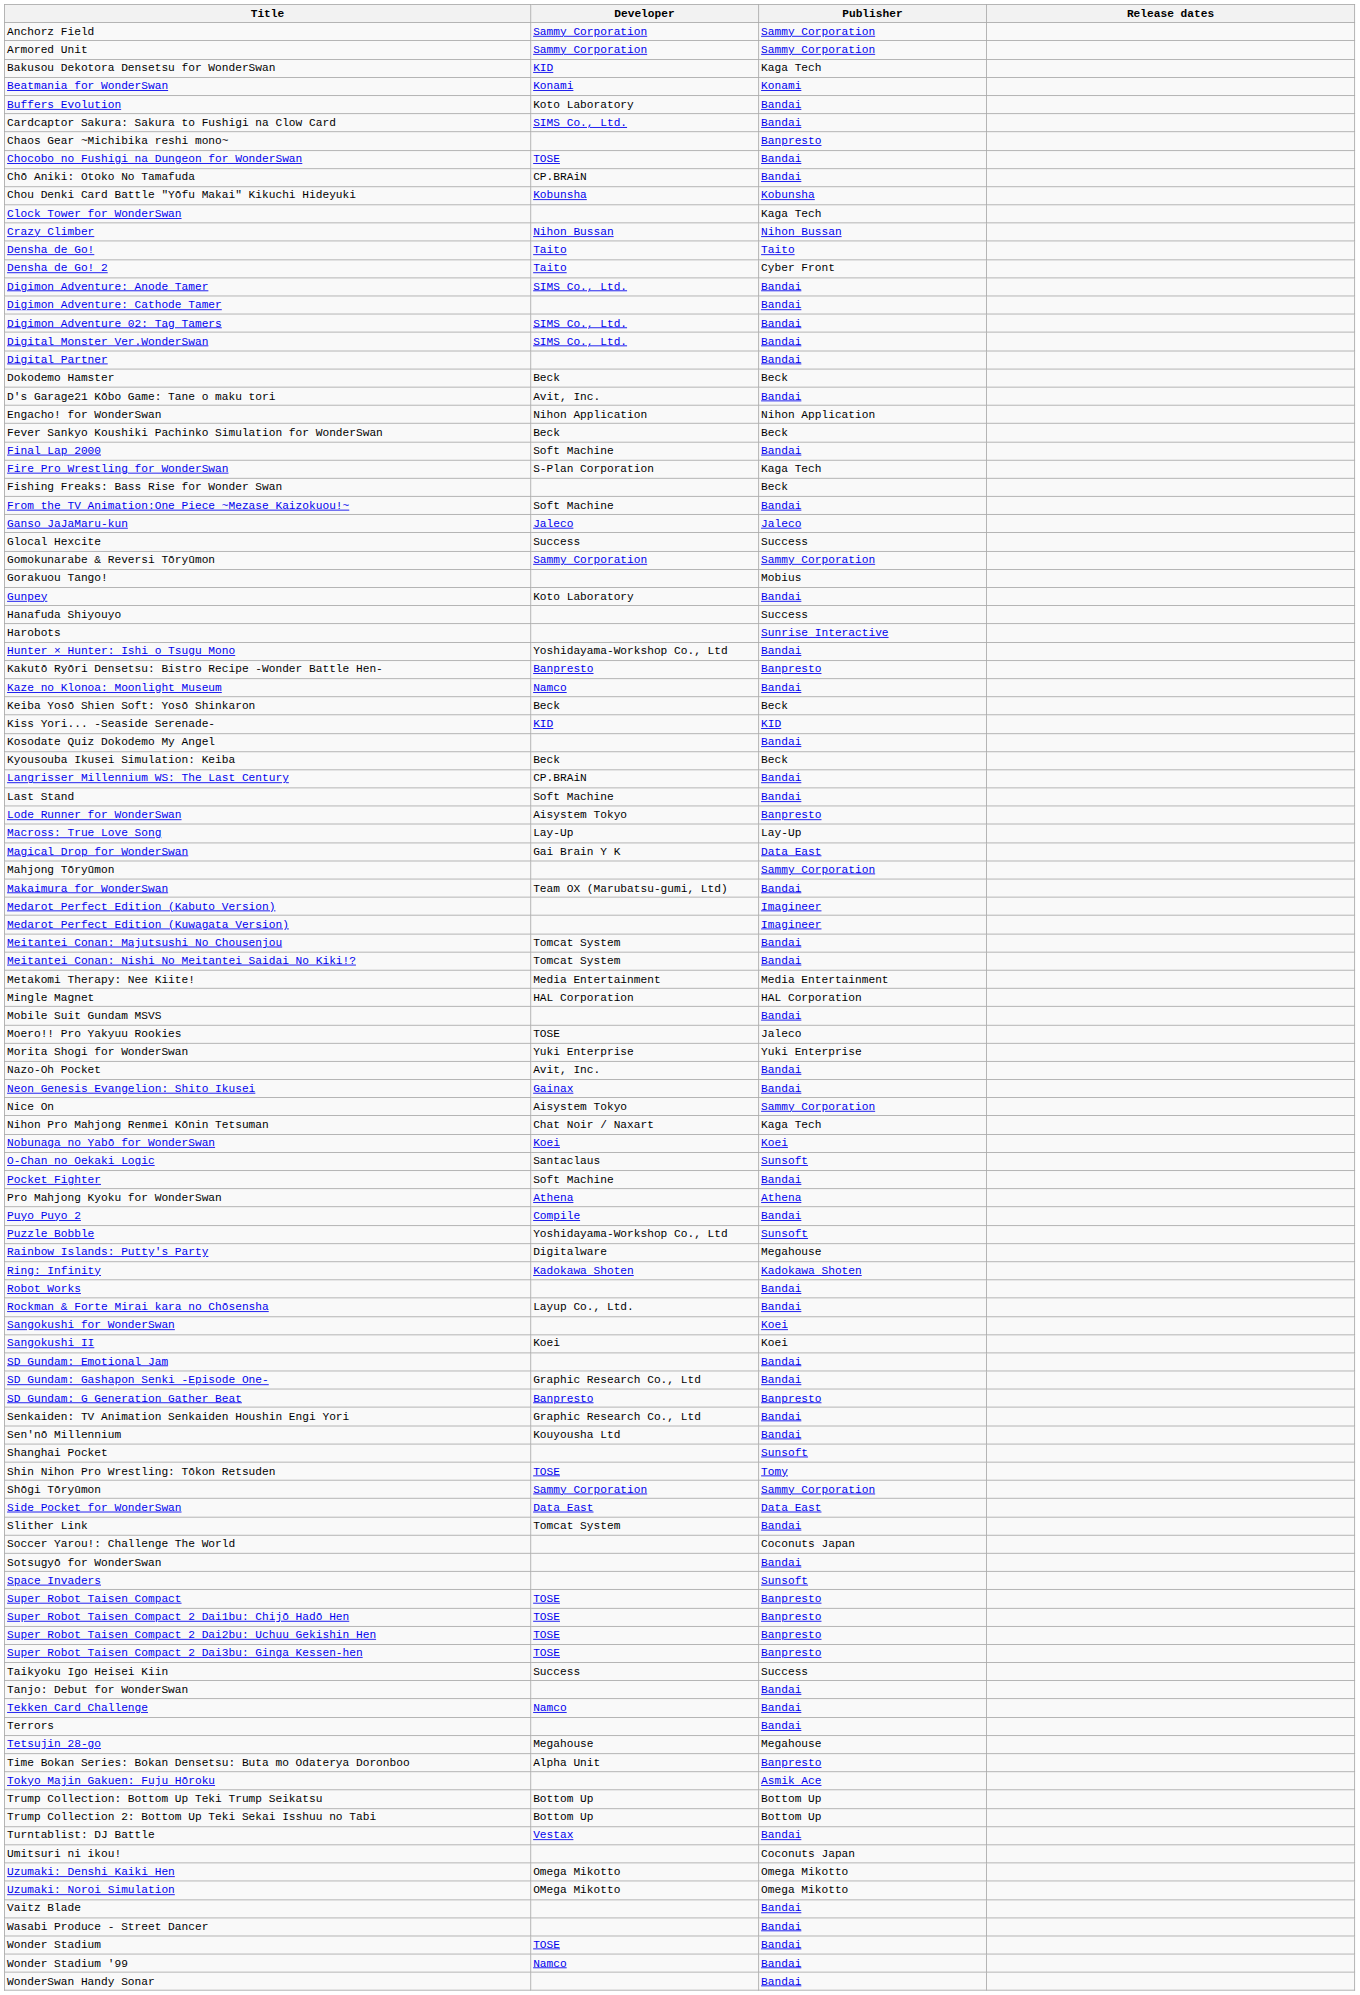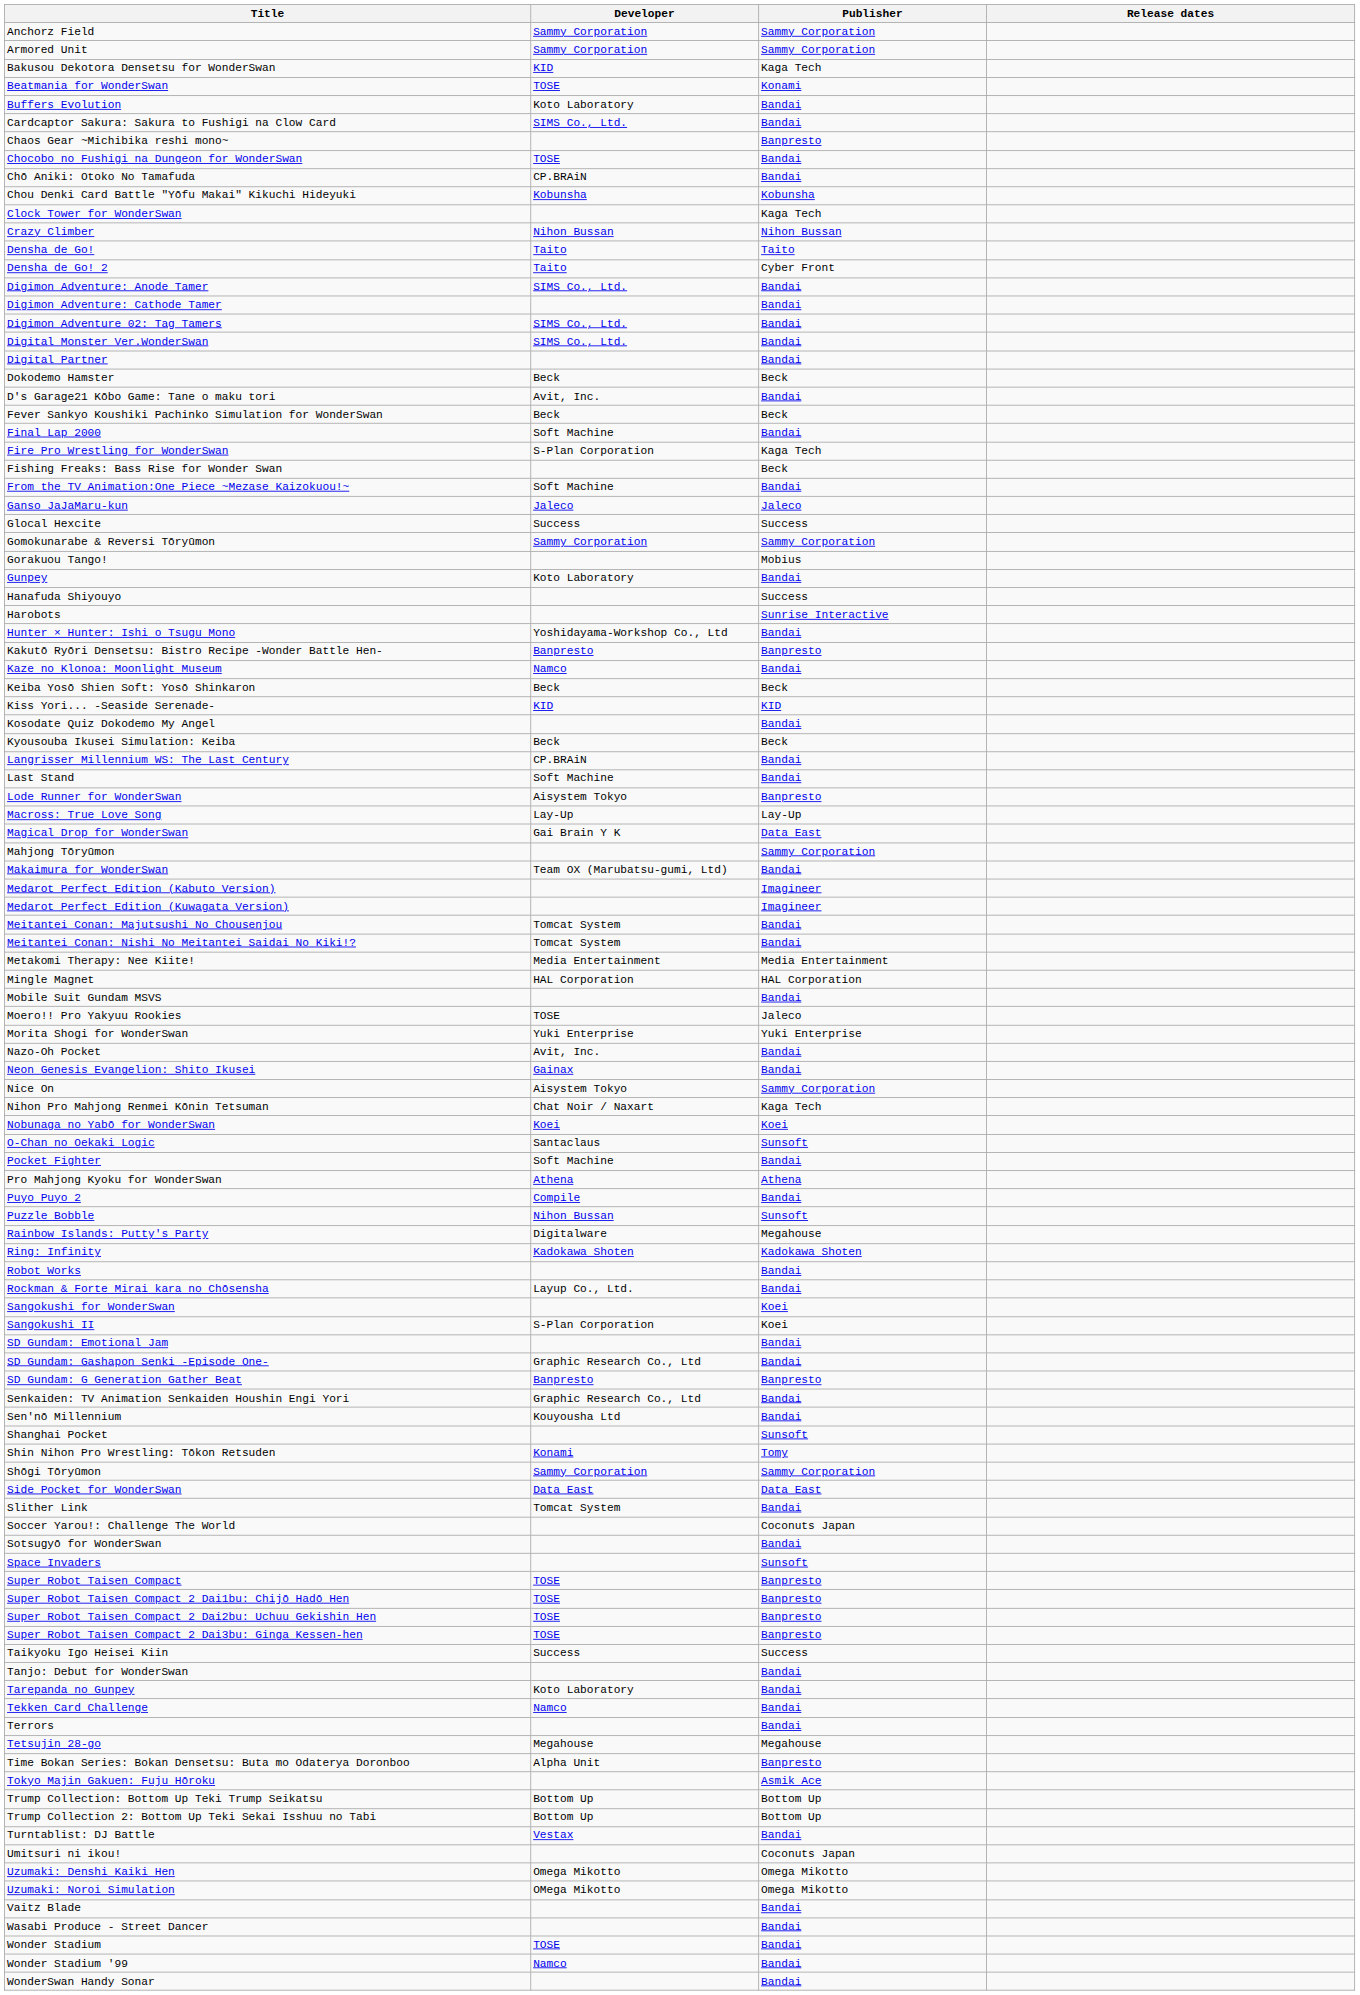(553, 86) Konami -> (547, 86) TOSE
- row: (84, 414)
(630, 1234) Yoshidayama-Workshop Co., Ltd -> (573, 1216) Nihon Bussan
(547, 1344) Koei -> (594, 1325) S-Plan Corporation
(547, 1471) TOSE -> (553, 1453) Konami
+ row: (71, 1690)
